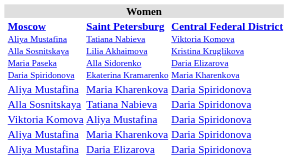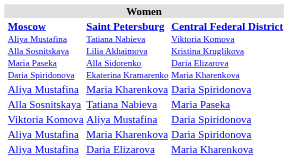(211, 105) Daria Spiridonova -> (201, 105) Maria Paseka
(211, 150) Daria Spiridonova -> (212, 150) Maria Kharenkova
